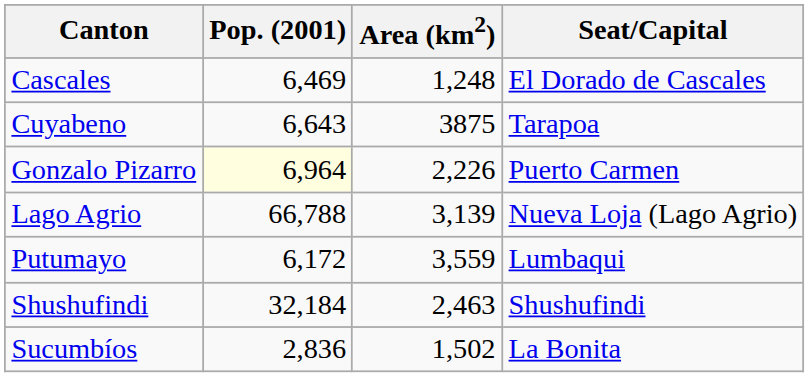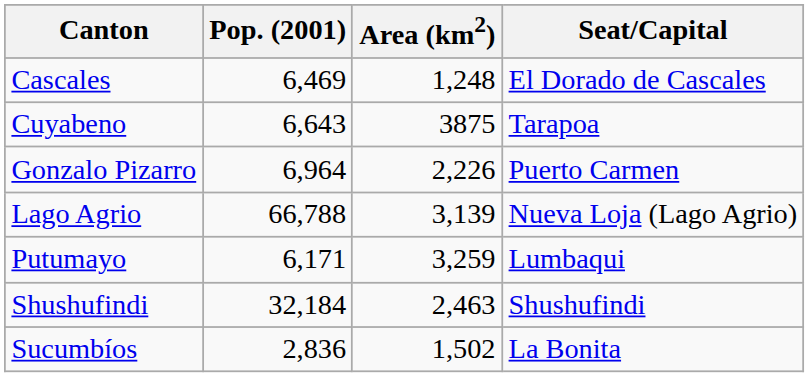(314, 169) lightyellow background -> (314, 169) no background
(314, 259) 6,172 -> (314, 259) 6,171
(464, 259) 3,559 -> (464, 259) 3,259
